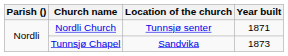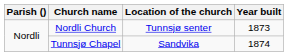(259, 28) 1871 -> (259, 28) 1873
(259, 43) 1873 -> (259, 43) 1874
